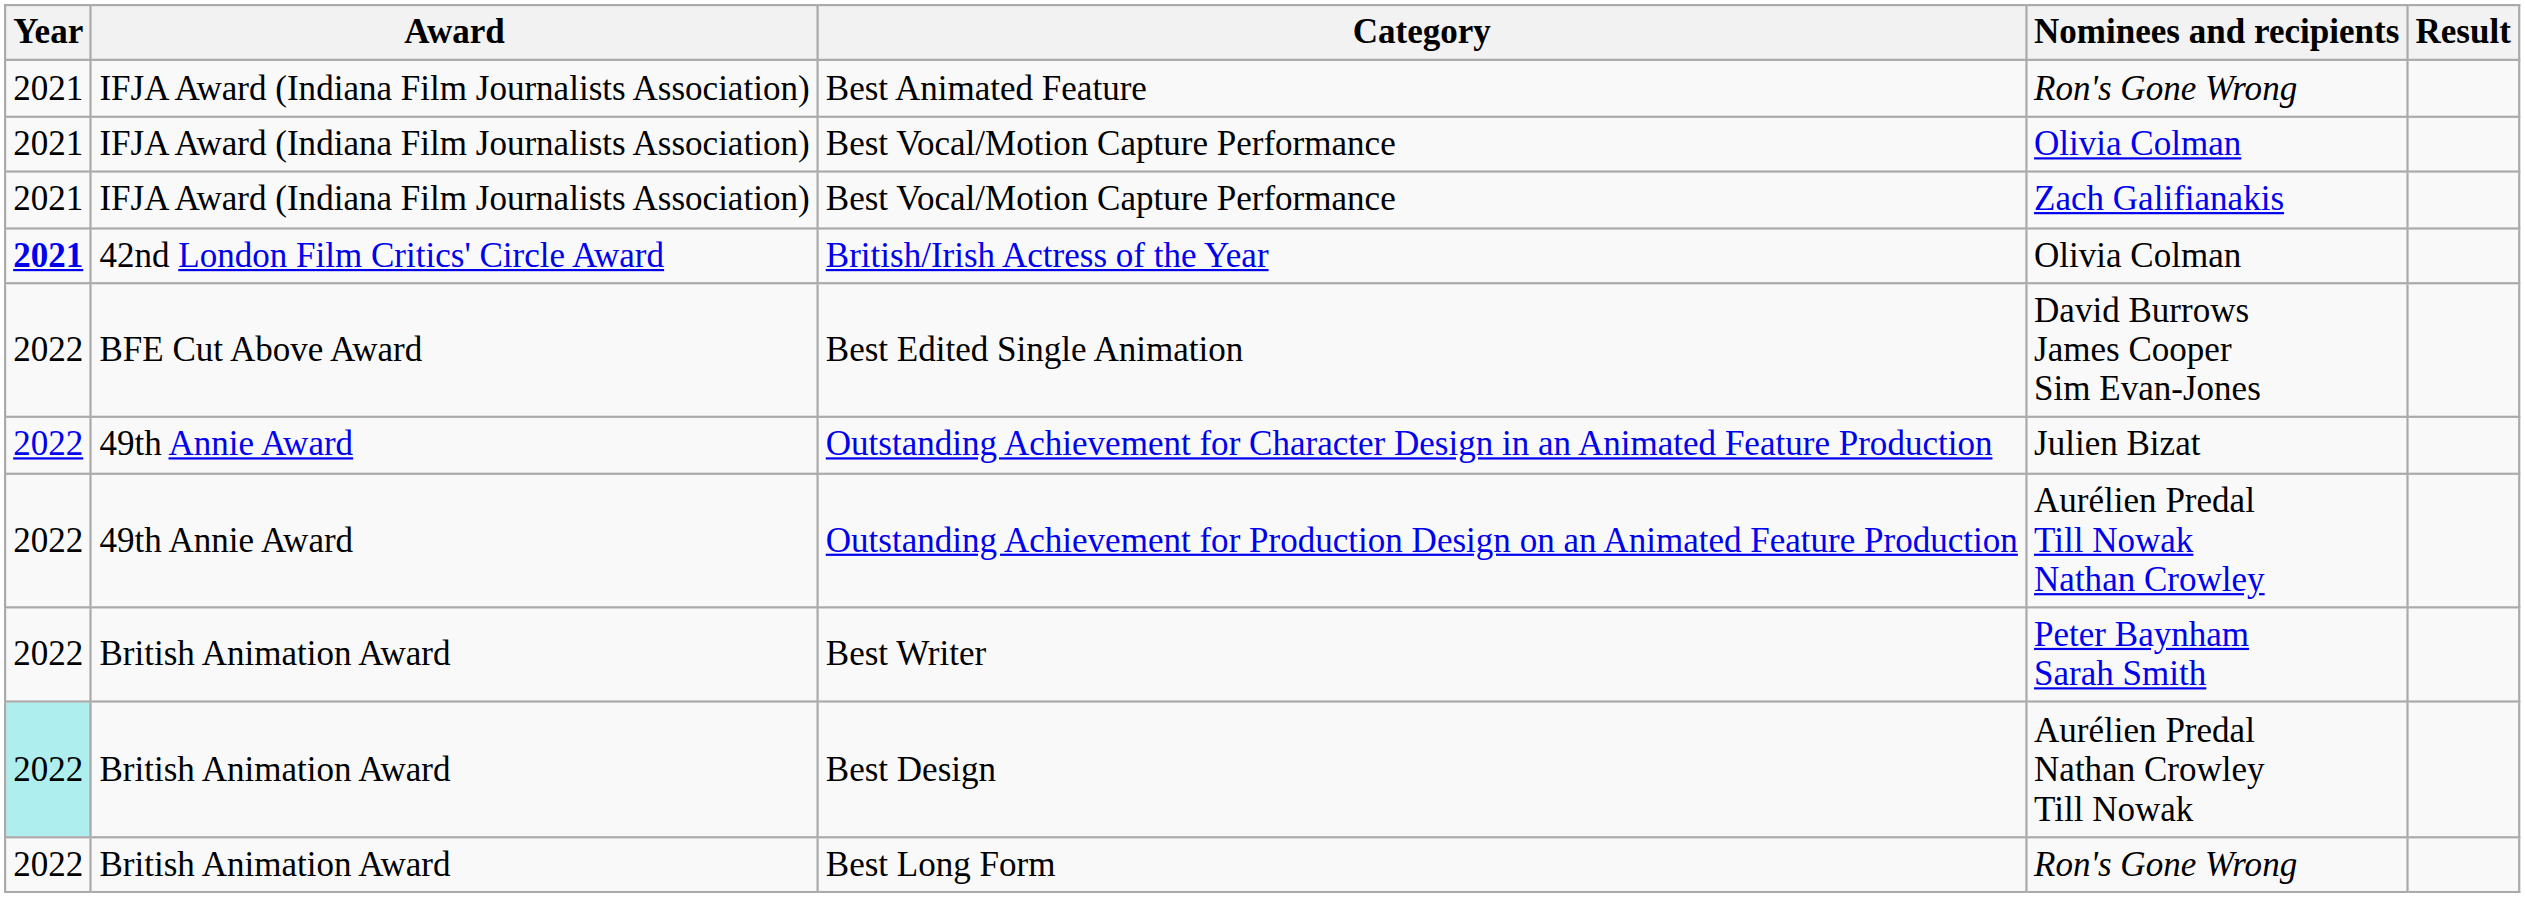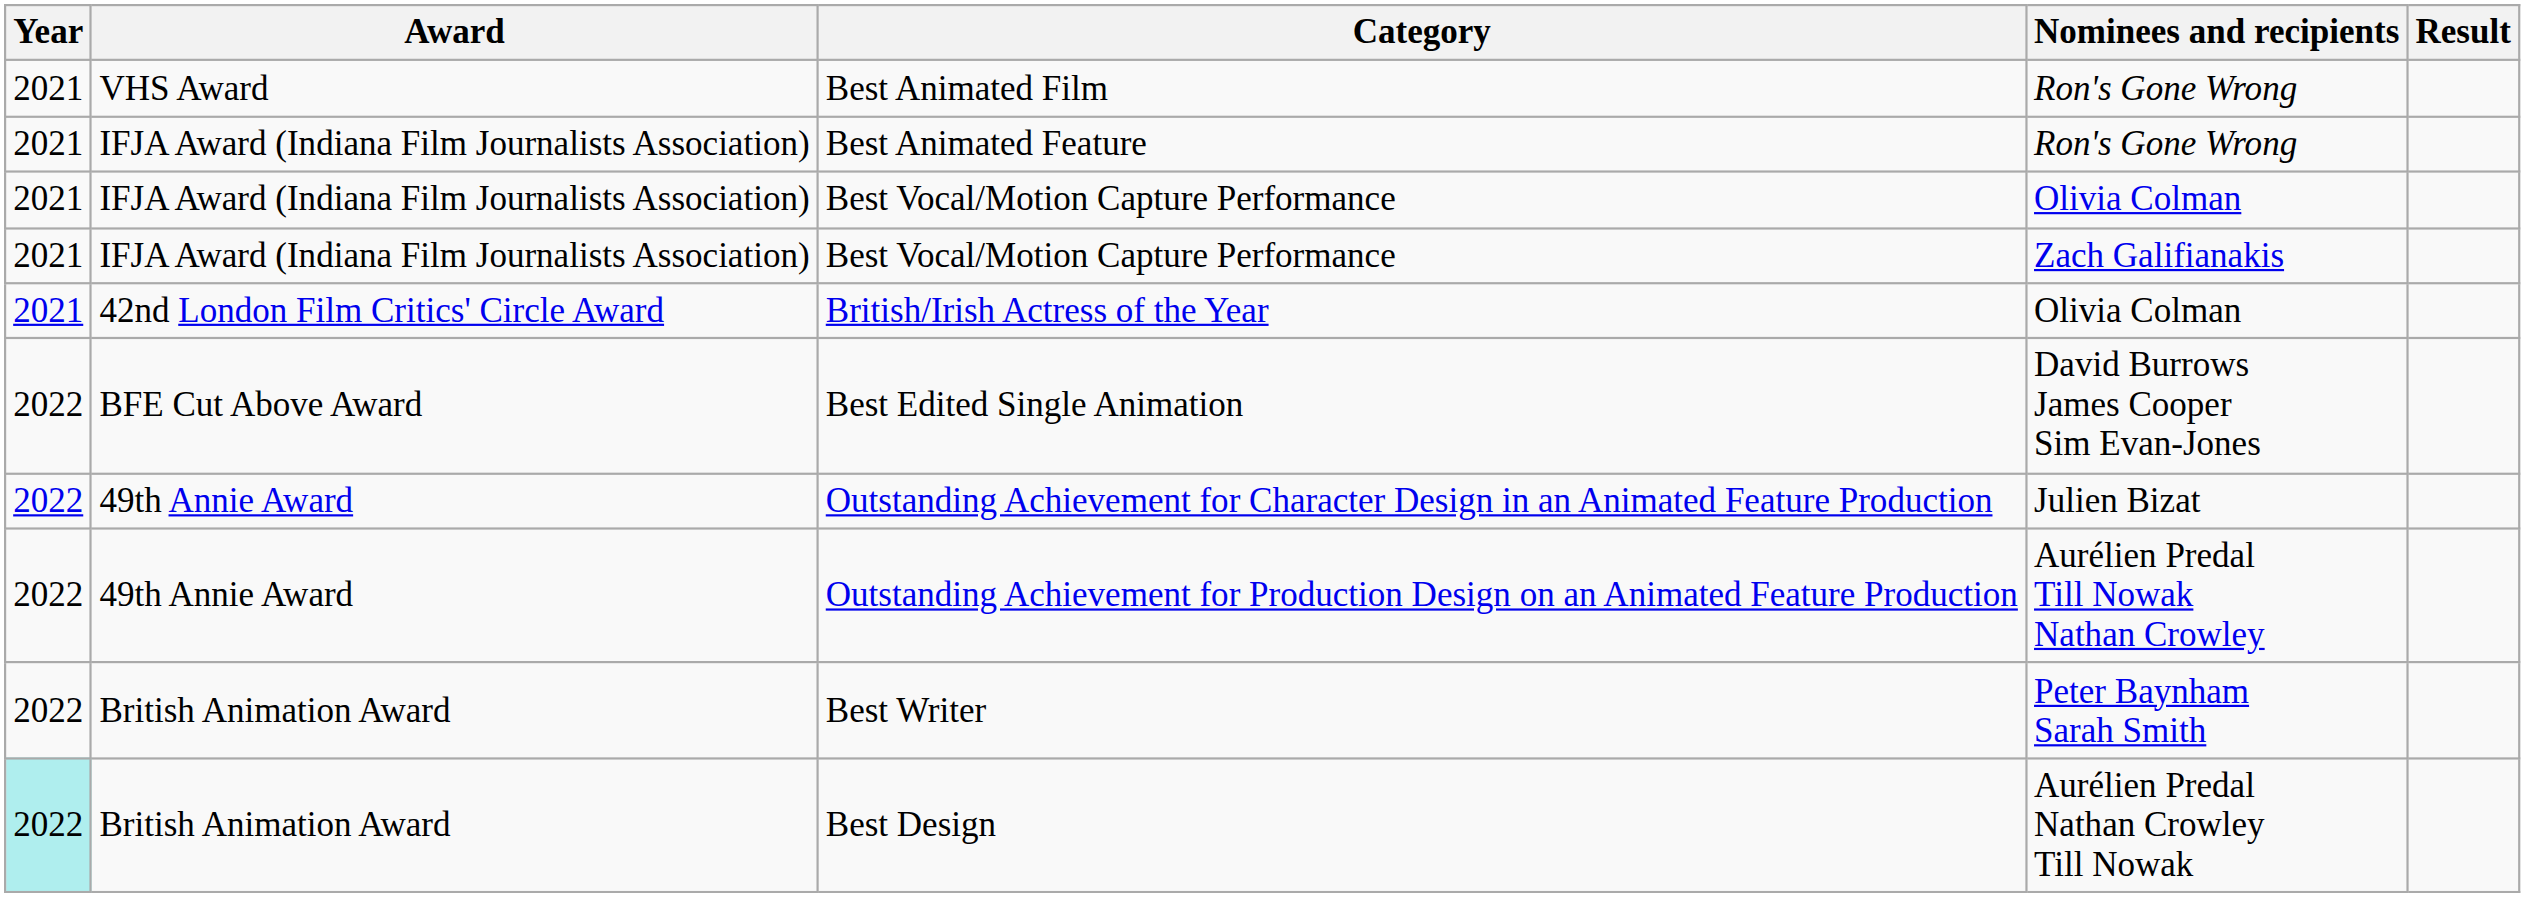+ row: (967, 87)
(48, 254) bold -> (48, 310) normal
- row: (941, 863)
